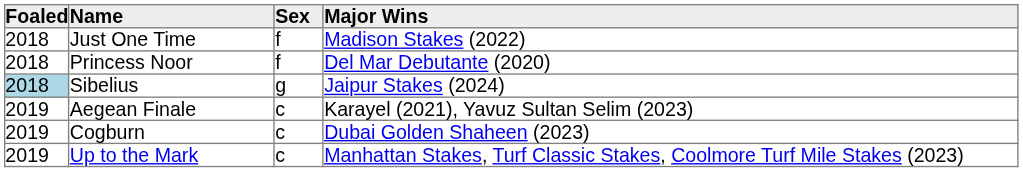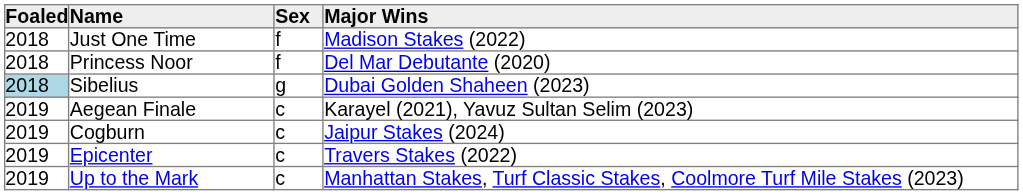(414, 86) Jaipur Stakes (2024) -> (457, 86) Dubai Golden Shaheen (2023)
(457, 132) Dubai Golden Shaheen (2023) -> (414, 132) Jaipur Stakes (2024)
+ row: (111, 155)
